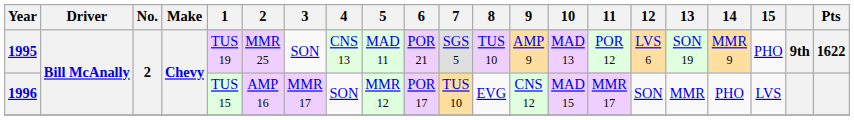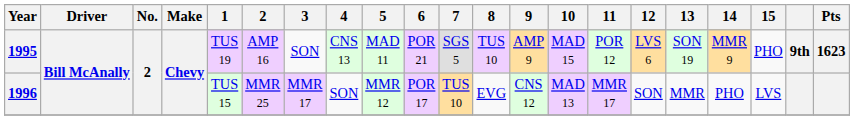(263, 50) MMR 25 -> (263, 50) AMP 16
(568, 50) MAD 13 -> (568, 50) MAD 15
(831, 50) 1622 -> (831, 50) 1623
(263, 93) AMP 16 -> (263, 93) MMR 25
(568, 93) MAD 15 -> (568, 93) MAD 13
